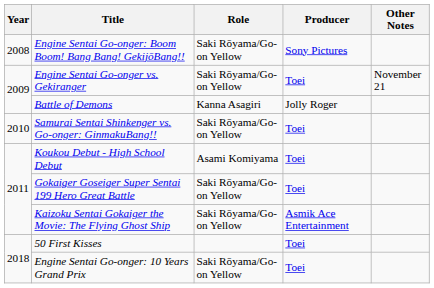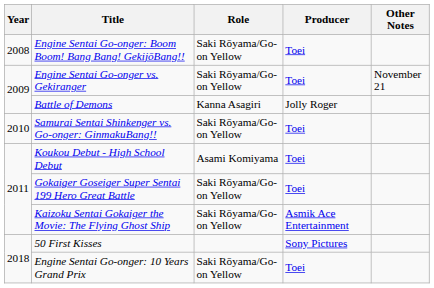(316, 50) Sony Pictures -> (295, 50) Toei
(295, 243) Toei -> (316, 243) Sony Pictures
